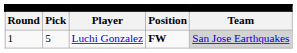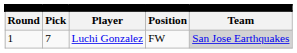(48, 39) 5 -> (48, 39) 7
(157, 39) bold -> (157, 39) normal
